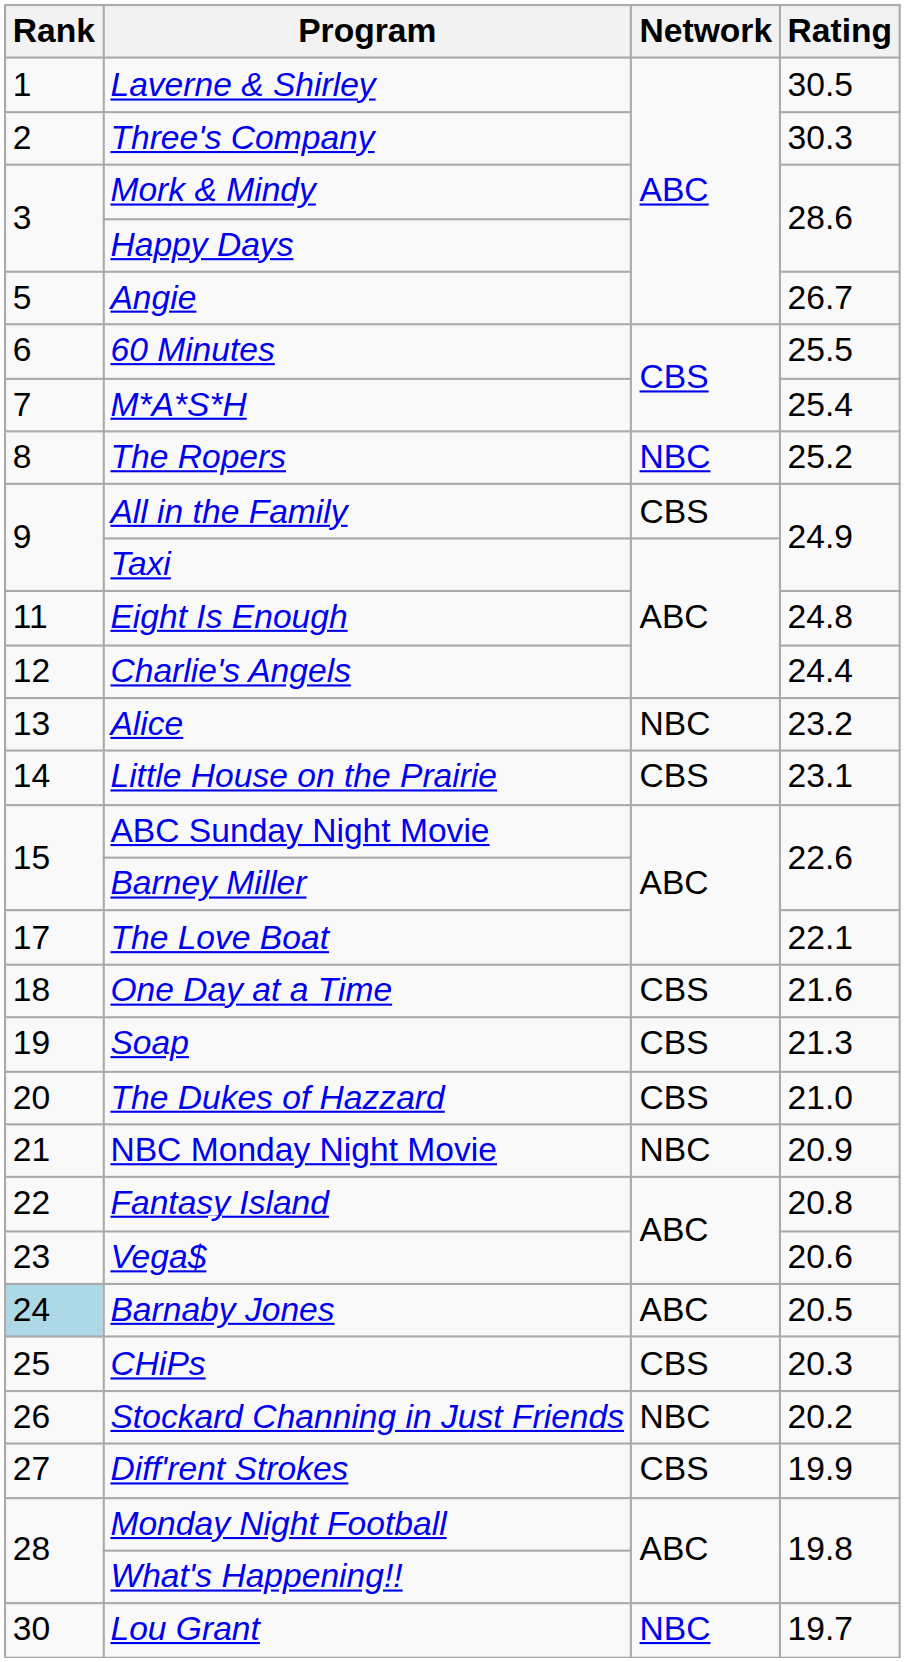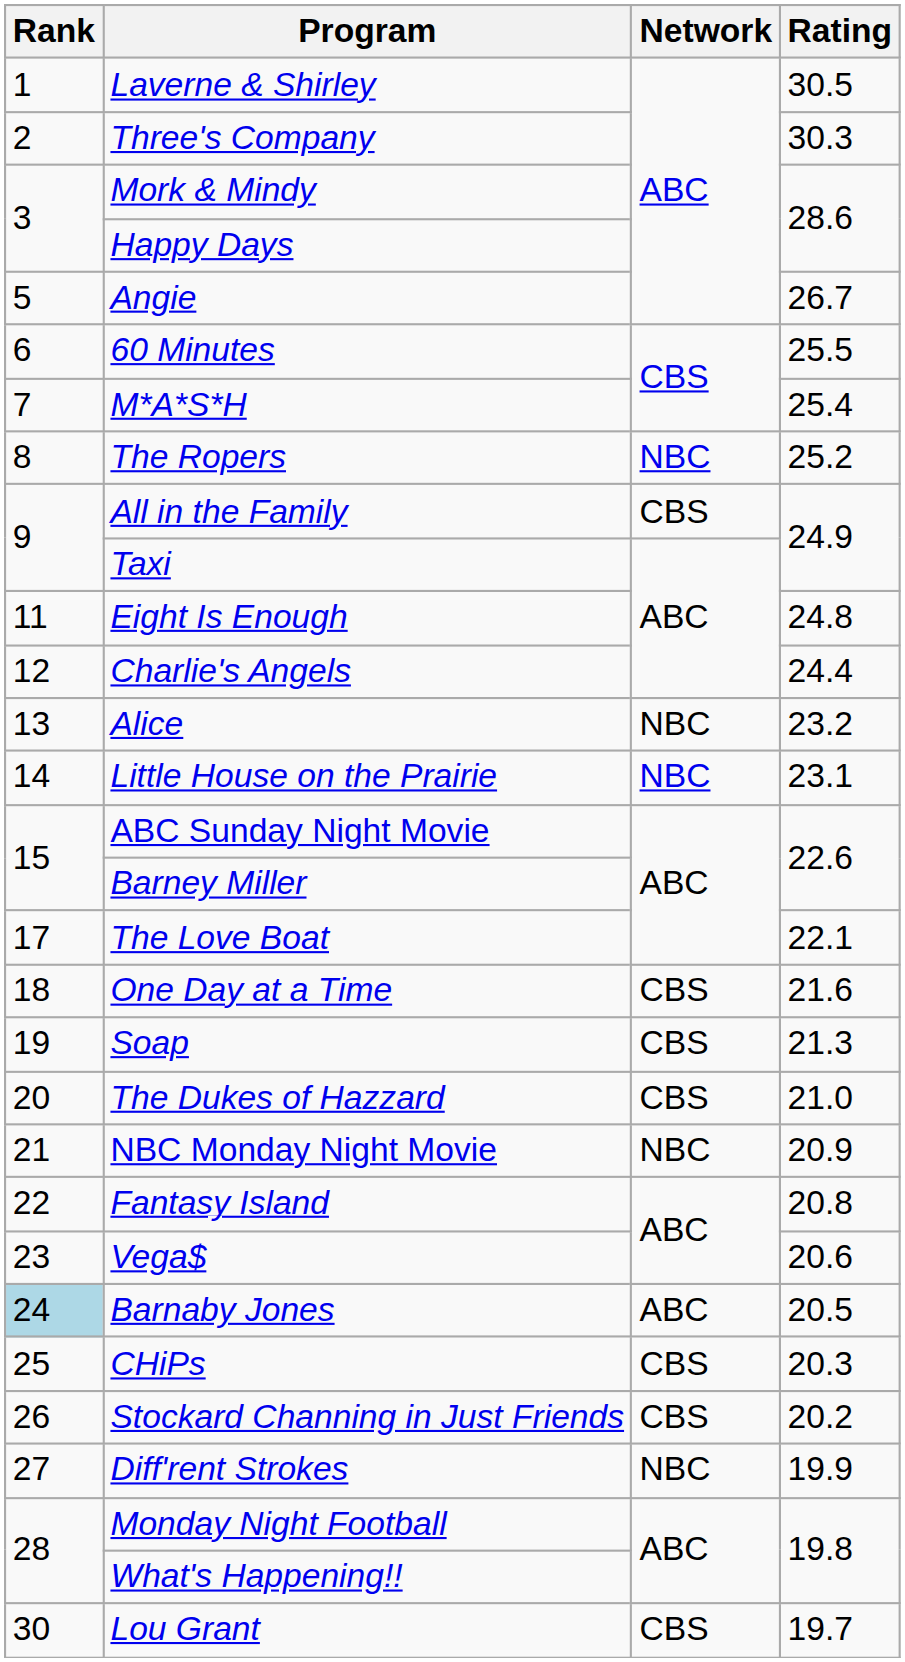(674, 777) CBS -> (675, 777) NBC
(675, 1416) NBC -> (674, 1416) CBS
(674, 1469) CBS -> (675, 1469) NBC
(675, 1629) NBC -> (674, 1629) CBS
